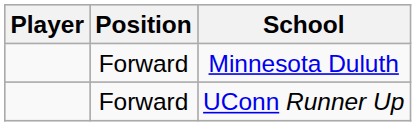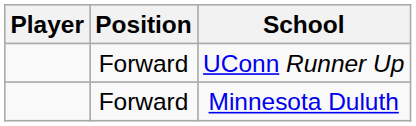rows swapped: (304, 63) <-> (304, 102)
